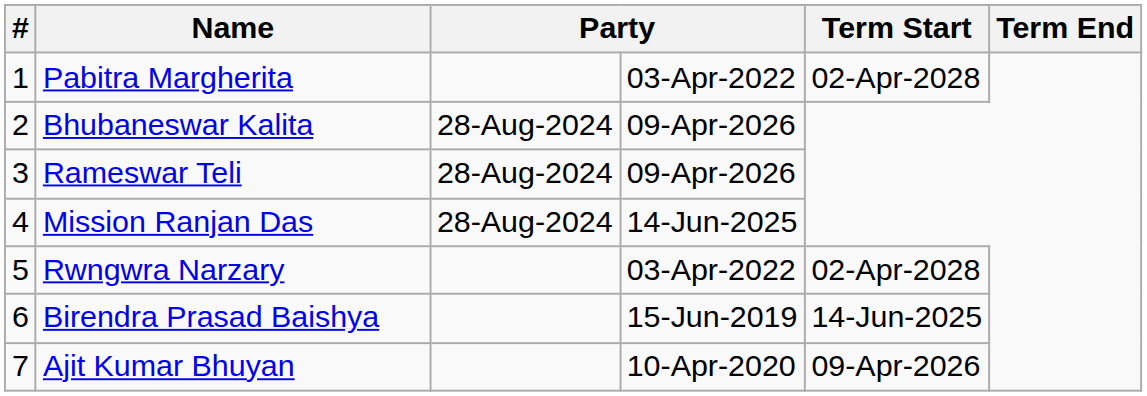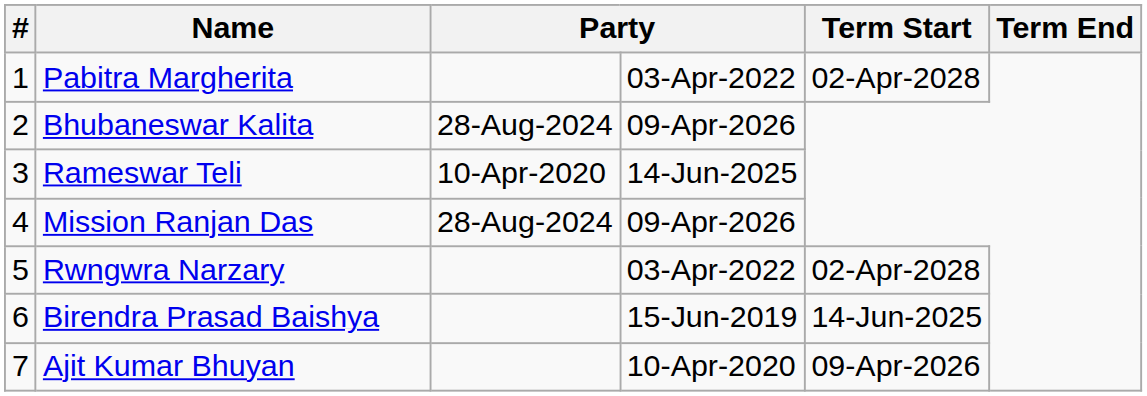(525, 173) 28-Aug-2024 -> (521, 173) 10-Apr-2020
(711, 173) 09-Apr-2026 -> (712, 173) 14-Jun-2025
(712, 221) 14-Jun-2025 -> (711, 221) 09-Apr-2026
